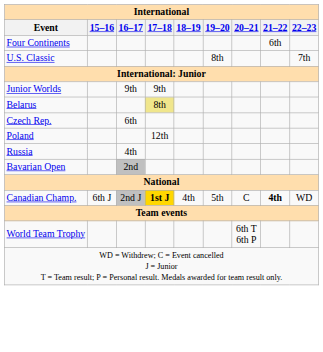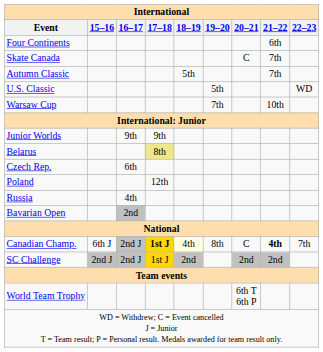+ row: (33, 58)
+ row: (38, 74)
(217, 58) 8th -> (217, 89) 5th
(304, 58) 7th -> (304, 89) WD
+ row: (32, 105)
(189, 197) no background -> (189, 244) lightyellow background
(217, 197) 5th -> (217, 244) 8th
(304, 197) WD -> (304, 244) 7th
+ row: (34, 259)
